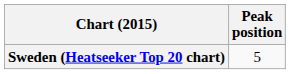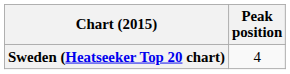(257, 56) 5 -> (257, 56) 4
